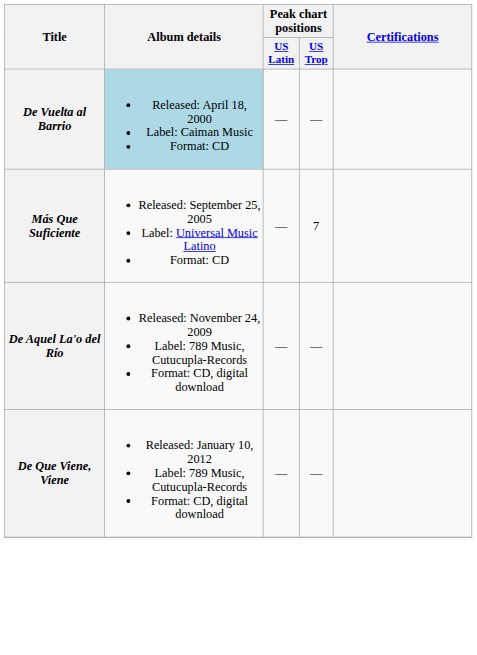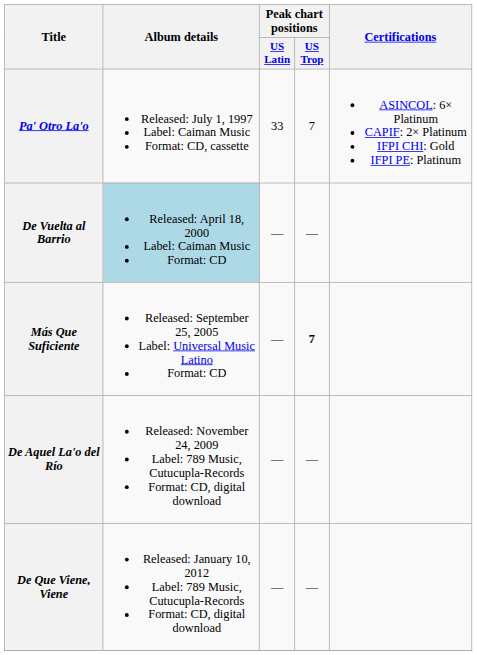+ row: (54, 126)
(316, 225) normal -> (312, 339) bold
